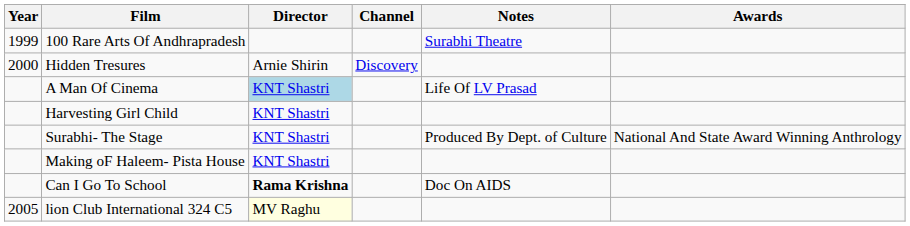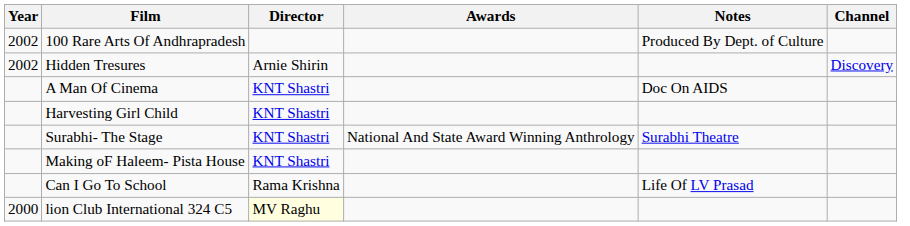columns swapped: (387, 16) <-> (758, 16)
(23, 40) 1999 -> (23, 40) 2002
(473, 40) Surabhi Theatre -> (733, 40) Produced By Dept. of Culture
(23, 64) 2000 -> (23, 64) 2002
(291, 88) lightblue background -> (291, 88) no background
(481, 88) Life Of LV Prasad -> (685, 88) Doc On AIDS
(516, 137) Produced By Dept. of Culture -> (690, 137) Surabhi Theatre
(300, 185) bold -> (296, 185) normal
(468, 185) Doc On AIDS -> (698, 185) Life Of LV Prasad
(23, 209) 2005 -> (23, 209) 2000
